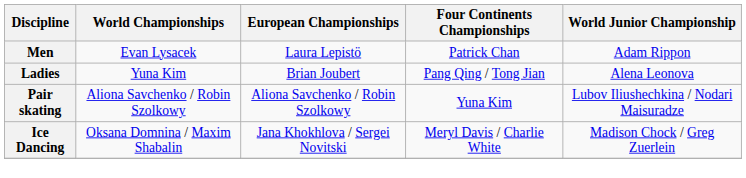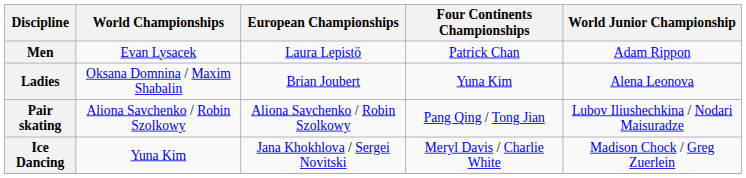(158, 73) Yuna Kim -> (158, 81) Oksana Domnina / Maxim Shabalin
(484, 73) Pang Qing / Tong Jian -> (484, 81) Yuna Kim
(484, 102) Yuna Kim -> (484, 118) Pang Qing / Tong Jian
(158, 139) Oksana Domnina / Maxim Shabalin -> (158, 155) Yuna Kim
